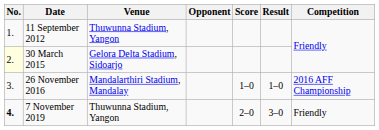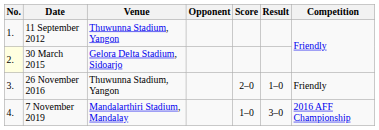(135, 86) Mandalarthiri Stadium, Mandalay -> (129, 86) Thuwunna Stadium, Yangon
(246, 86) 1–0 -> (246, 86) 2–0
(322, 86) 2016 AFF Championship -> (310, 86) Friendly
(10, 112) bold -> (10, 112) normal
(129, 112) Thuwunna Stadium, Yangon -> (135, 112) Mandalarthiri Stadium, Mandalay
(246, 112) 2–0 -> (246, 112) 1–0
(310, 112) Friendly -> (322, 112) 2016 AFF Championship
